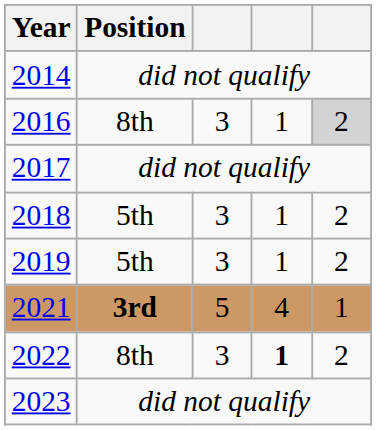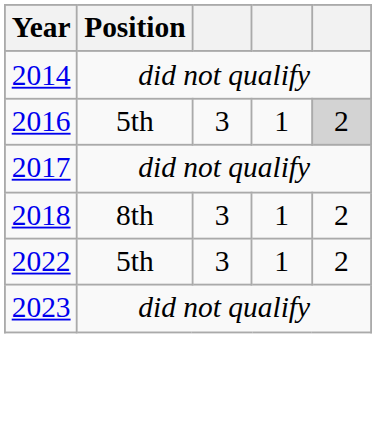(135, 121) 8th -> (135, 121) 5th
(135, 214) 5th -> (135, 214) 8th
- row: (41, 261)
- row: (41, 307)
(135, 354) 8th -> (135, 261) 5th
(282, 354) bold -> (282, 261) normal
